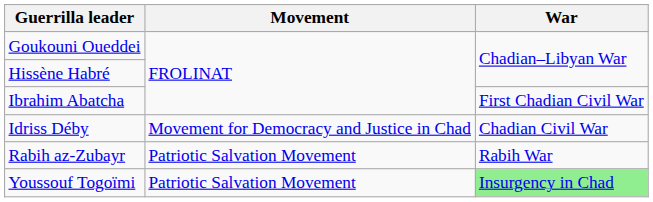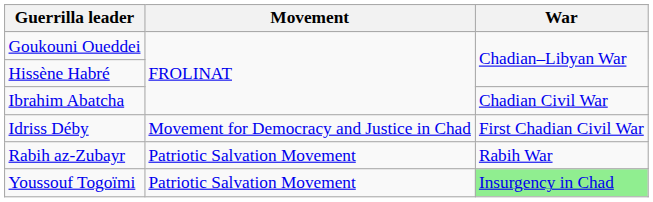(561, 100) First Chadian Civil War -> (543, 100) Chadian Civil War
(543, 127) Chadian Civil War -> (561, 127) First Chadian Civil War
